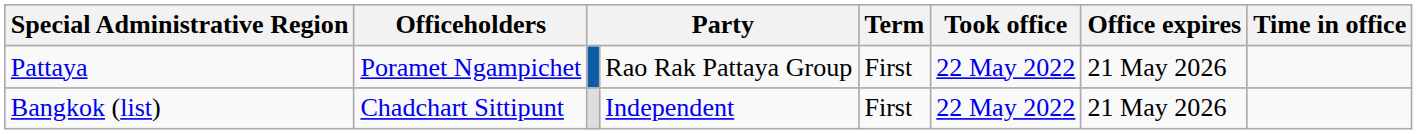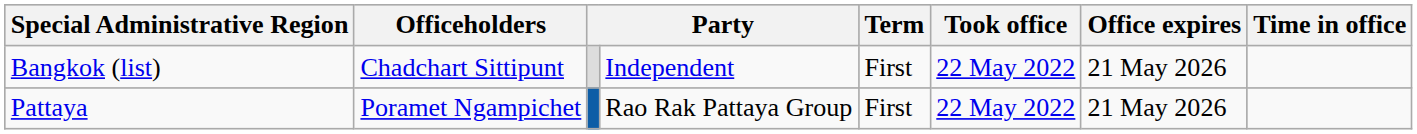rows swapped: (86, 107) <-> (49, 66)
